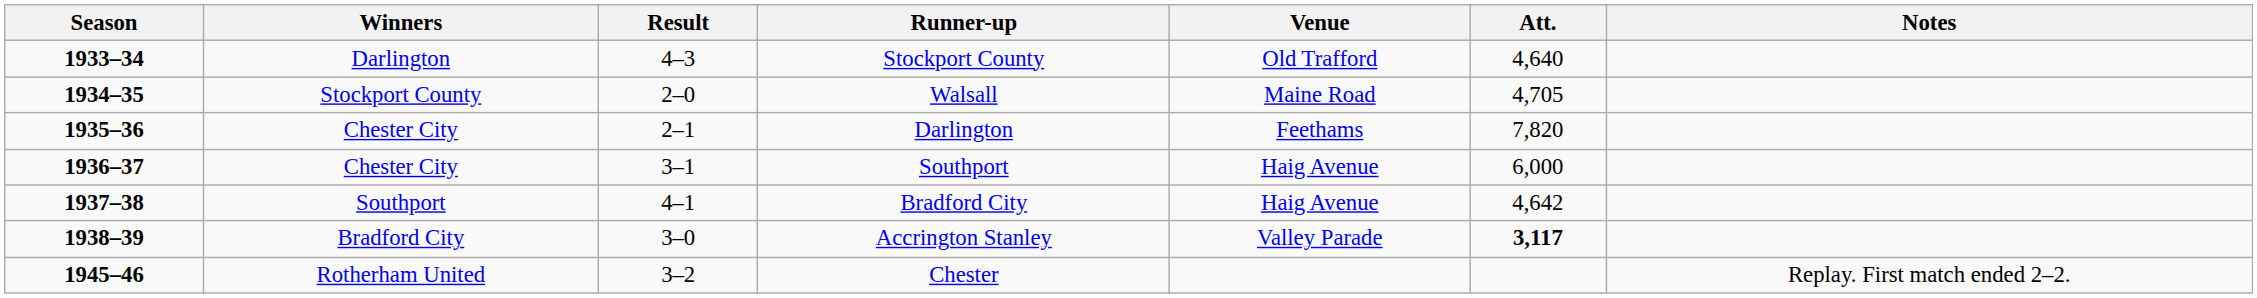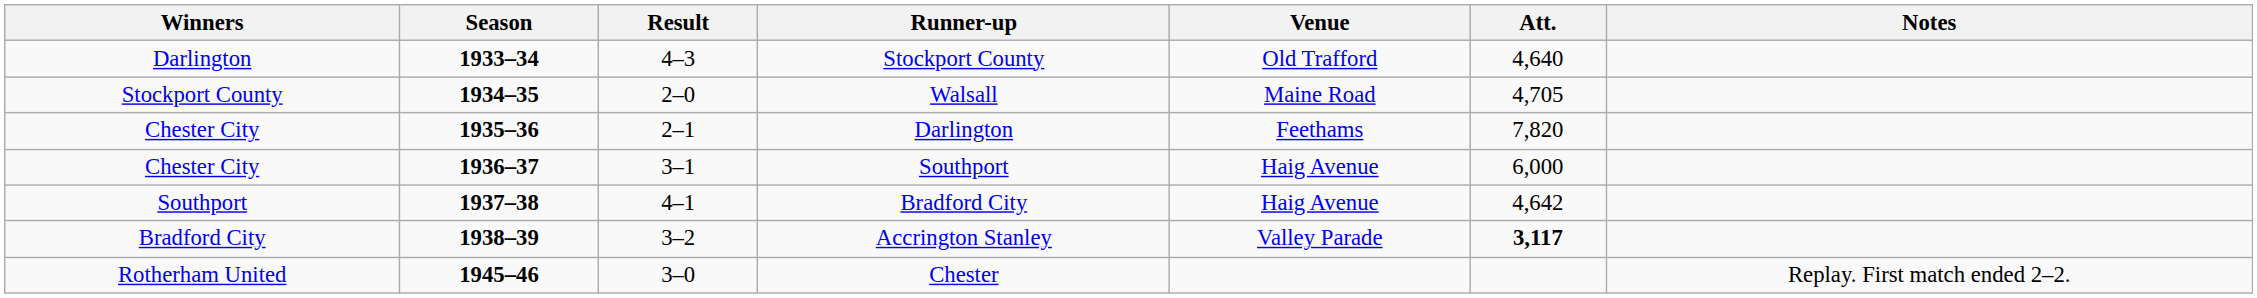columns swapped: (104, 22) <-> (401, 22)
(678, 238) 3–0 -> (678, 238) 3–2
(678, 274) 3–2 -> (678, 274) 3–0
